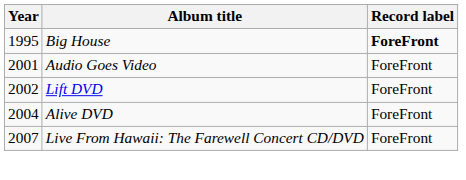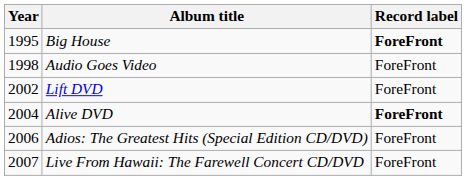(23, 65) 2001 -> (23, 65) 1998
(402, 114) normal -> (409, 114) bold
+ row: (207, 138)
